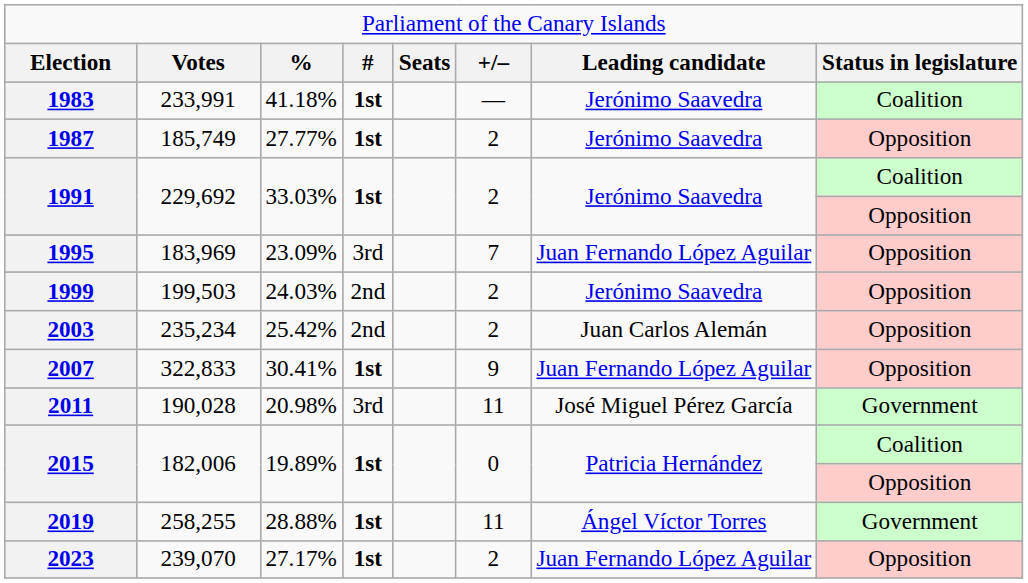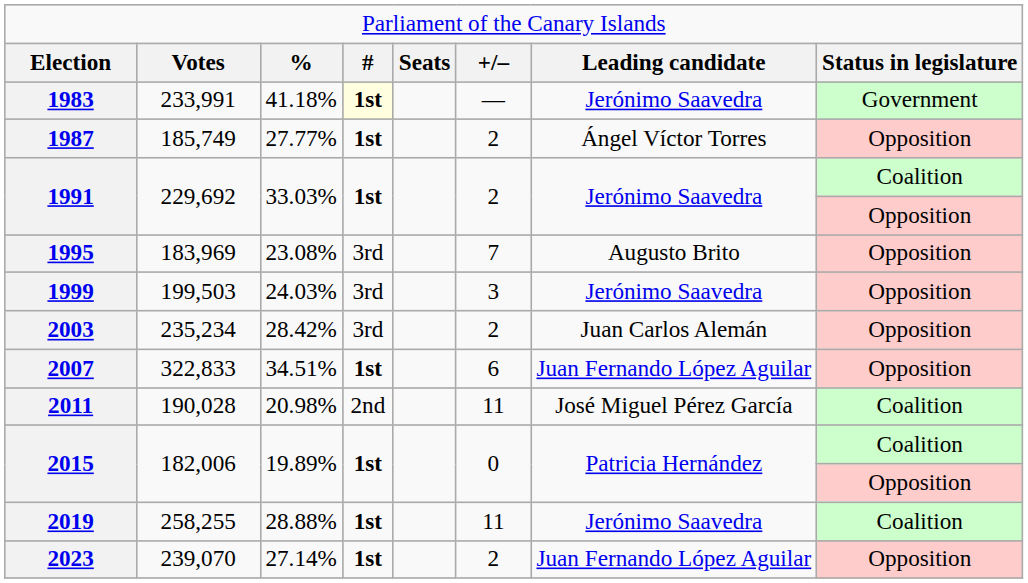(368, 100) no background -> (368, 100) lightyellow background
(920, 100) Coalition -> (920, 100) Government
(674, 138) Jerónimo Saavedra -> (674, 138) Ángel Víctor Torres
(301, 253) 23.09% -> (301, 253) 23.08%
(674, 253) Juan Fernando López Aguilar -> (674, 253) Augusto Brito
(368, 291) 2nd -> (368, 291) 3rd
(493, 291) 2 -> (493, 291) 3
(301, 329) 25.42% -> (301, 329) 28.42%
(368, 329) 2nd -> (368, 329) 3rd
(301, 368) 30.41% -> (301, 368) 34.51%
(493, 368) 9 -> (493, 368) 6
(368, 406) 3rd -> (368, 406) 2nd
(920, 406) Government -> (920, 406) Coalition
(674, 521) Ángel Víctor Torres -> (674, 521) Jerónimo Saavedra
(920, 521) Government -> (920, 521) Coalition
(301, 559) 27.17% -> (301, 559) 27.14%
